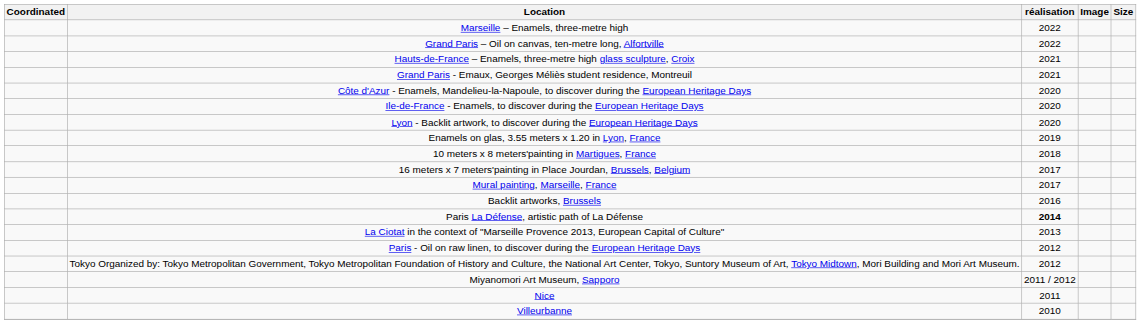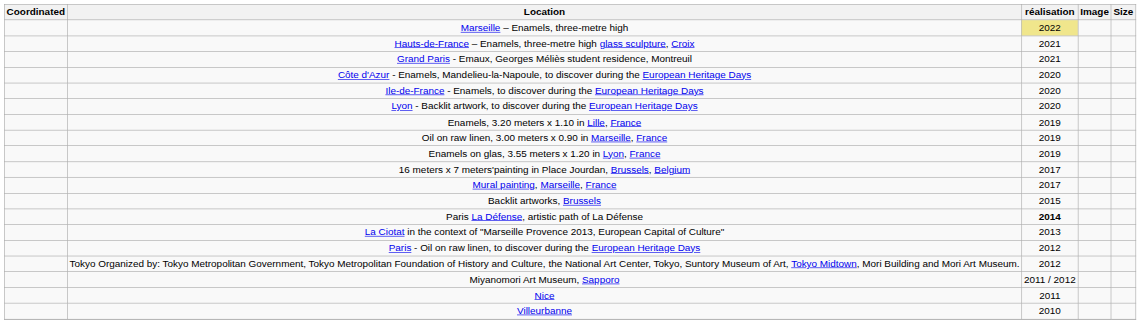(1050, 28) no background -> (1050, 28) khaki background
- row: (545, 43)
+ row: (545, 122)
+ row: (545, 138)
- row: (545, 153)
(1050, 201) 2016 -> (1050, 201) 2015
